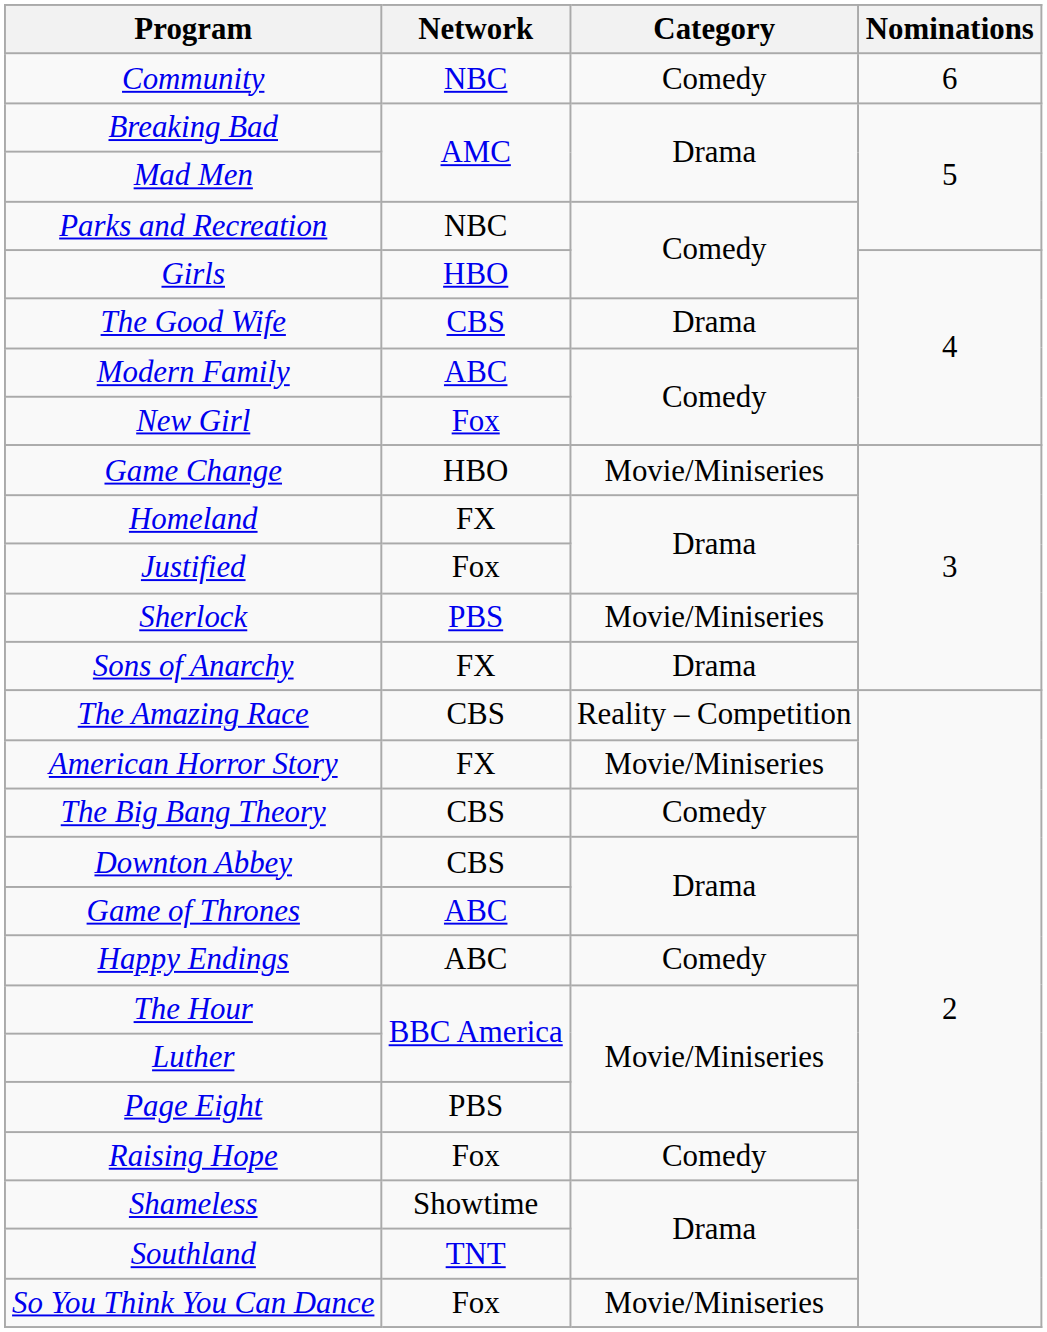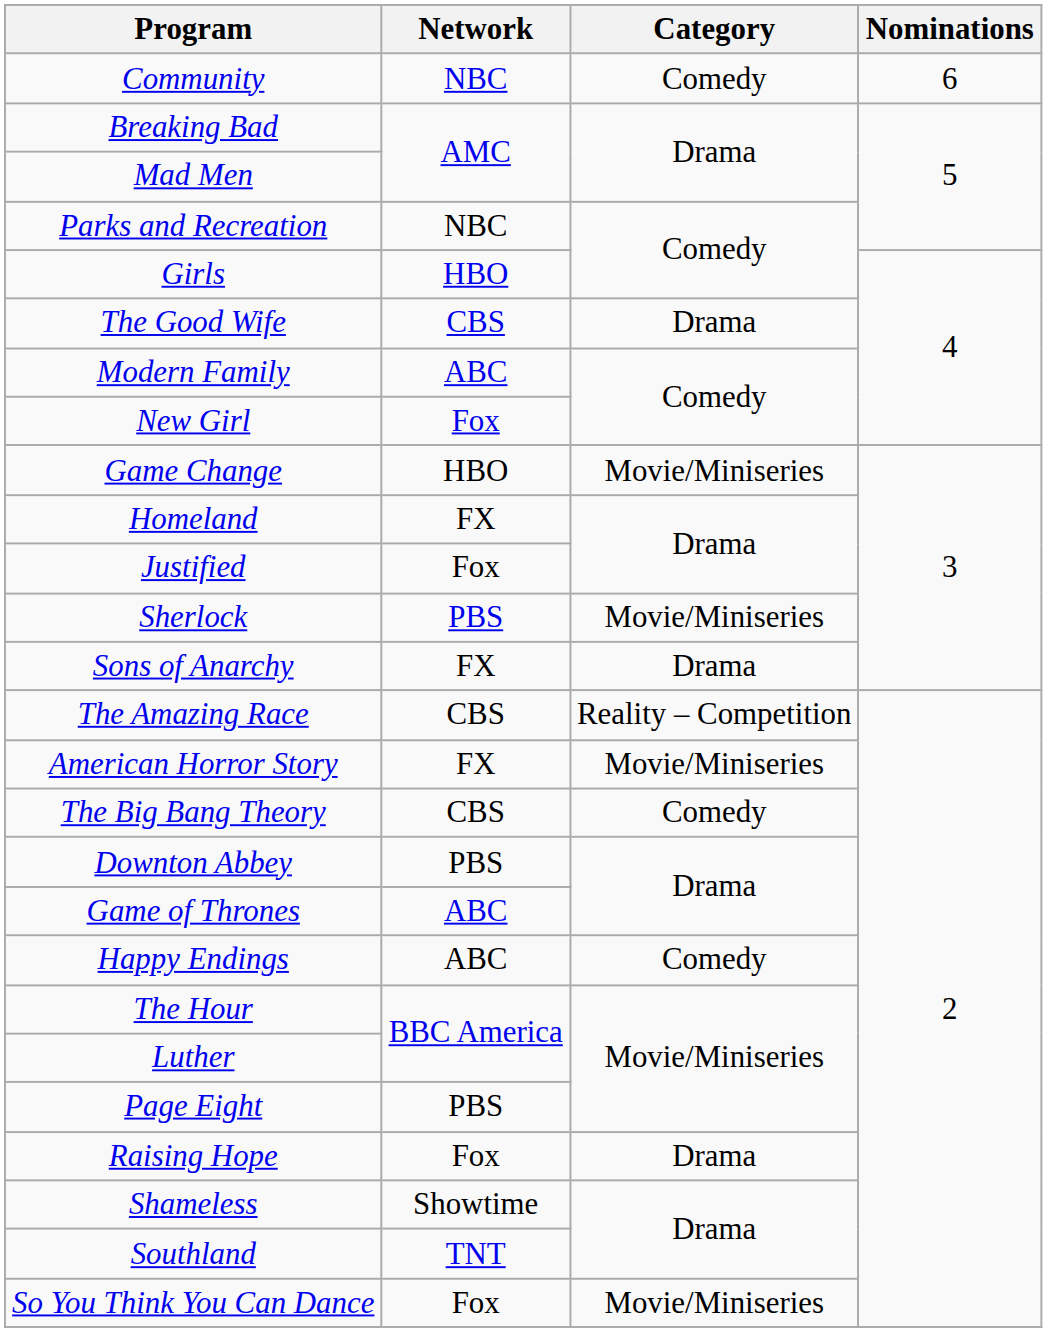(476, 861) CBS -> (476, 861) PBS
(714, 1155) Comedy -> (714, 1155) Drama
